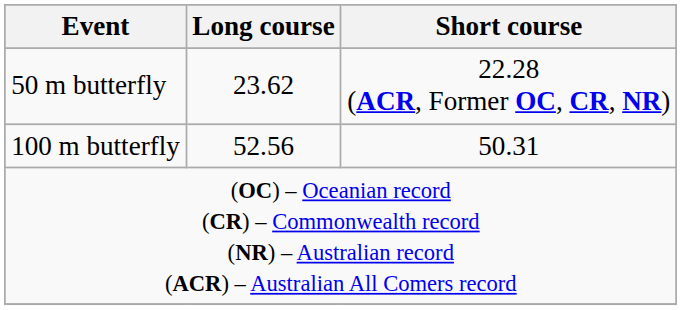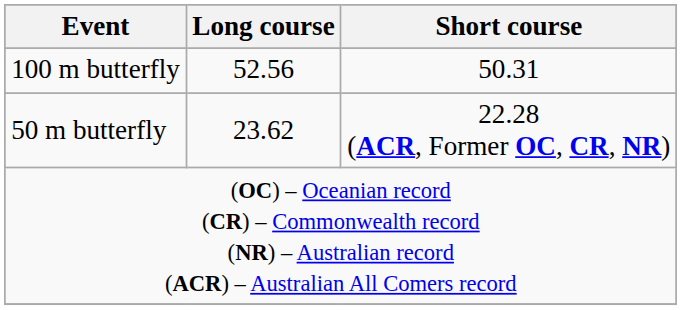rows swapped: (89, 85) <-> (95, 144)
